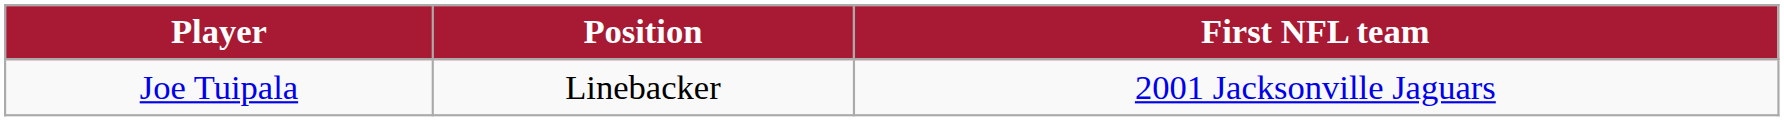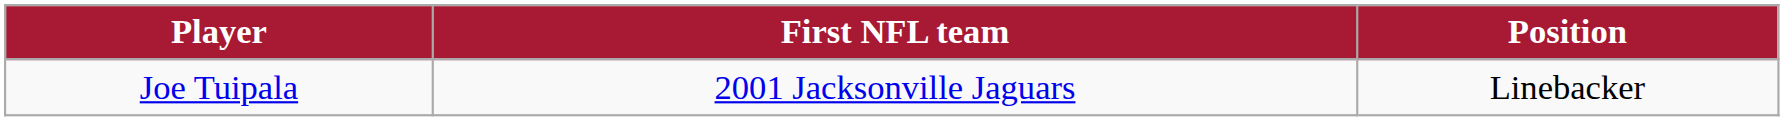columns swapped: (643, 31) <-> (1315, 31)
